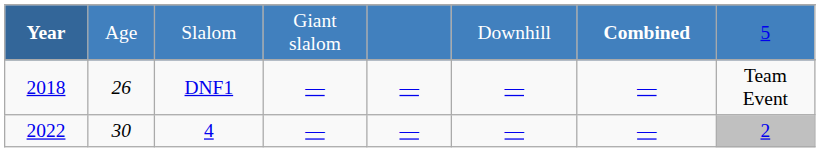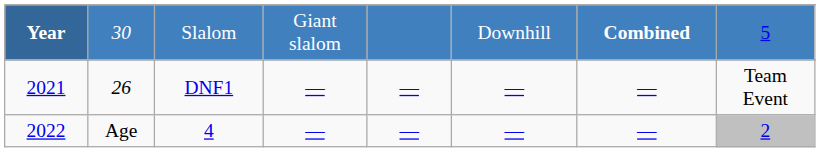(121, 32) Age -> (121, 32) 30
(46, 87) 2018 -> (46, 87) 2021
(121, 130) 30 -> (121, 130) Age
